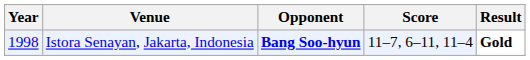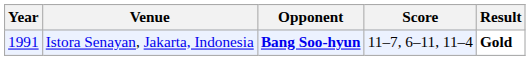(23, 42) 1998 -> (23, 42) 1991
